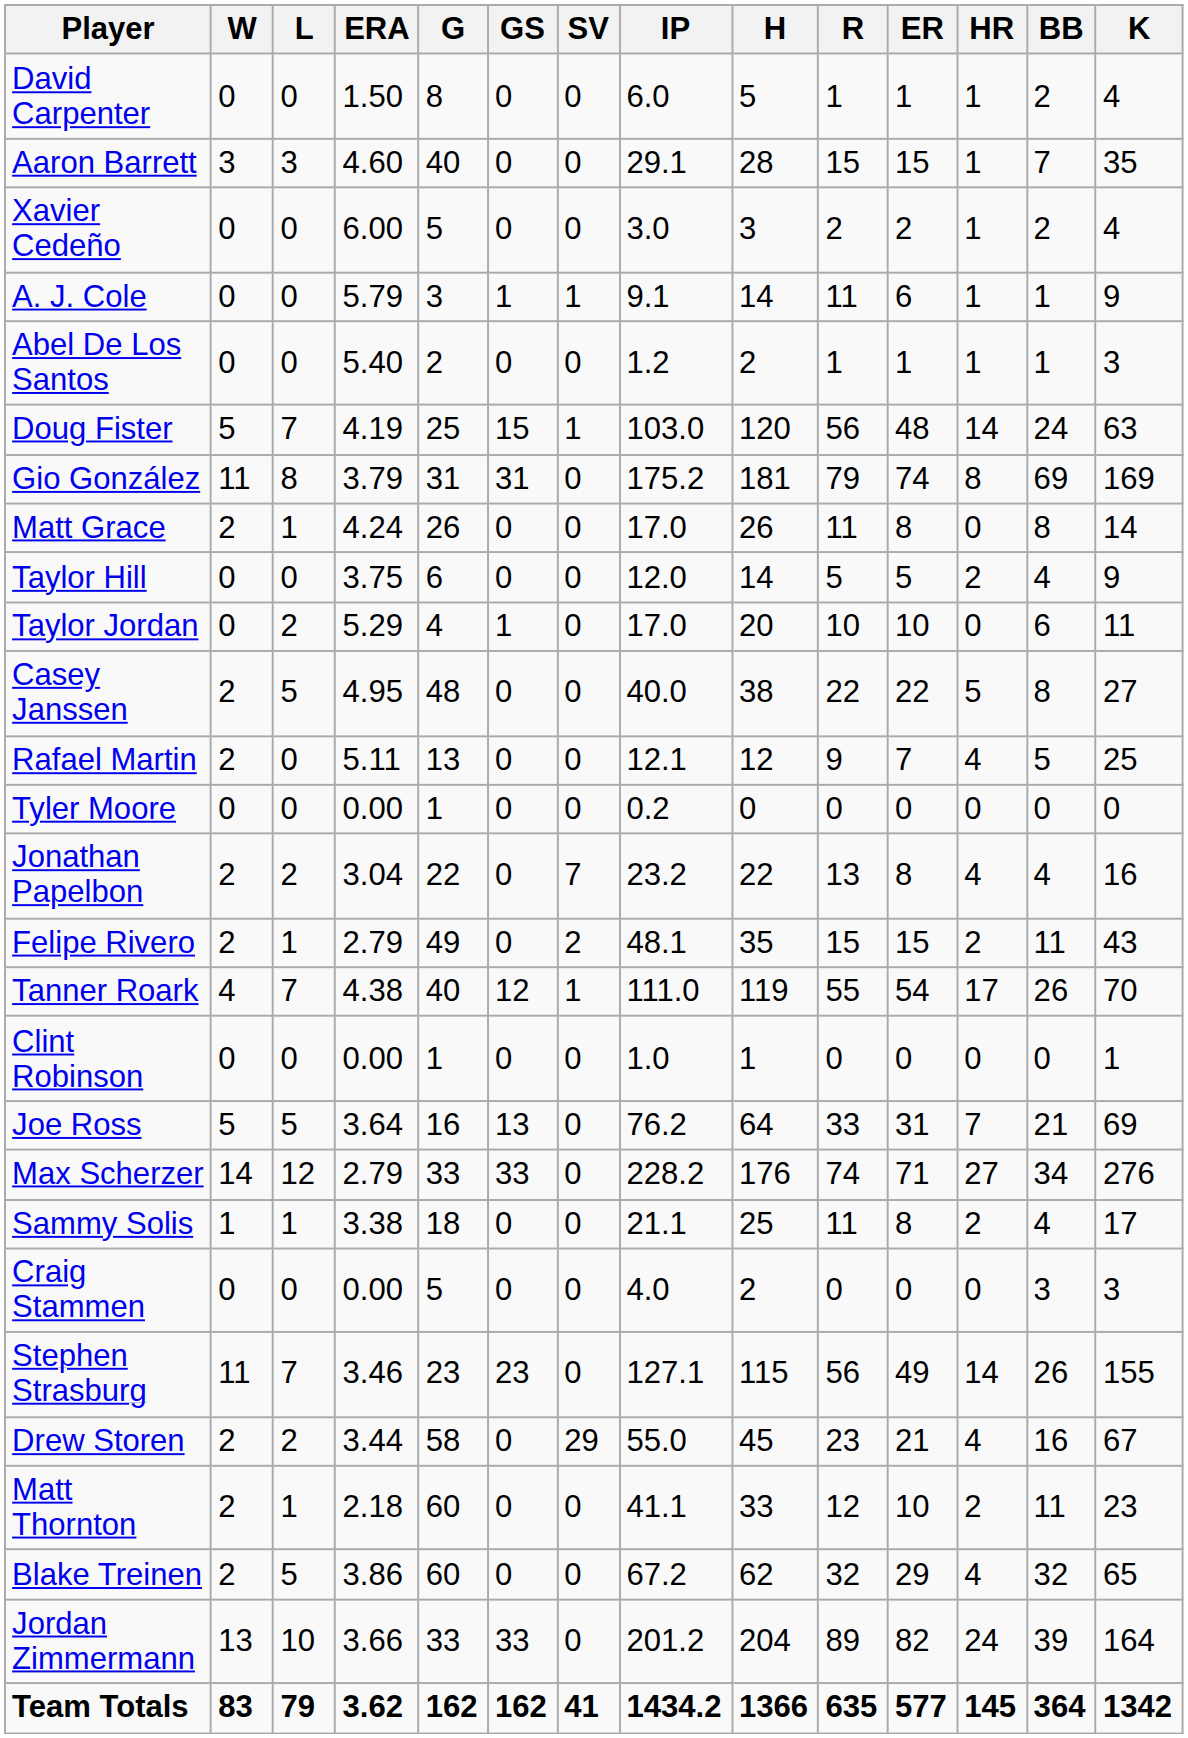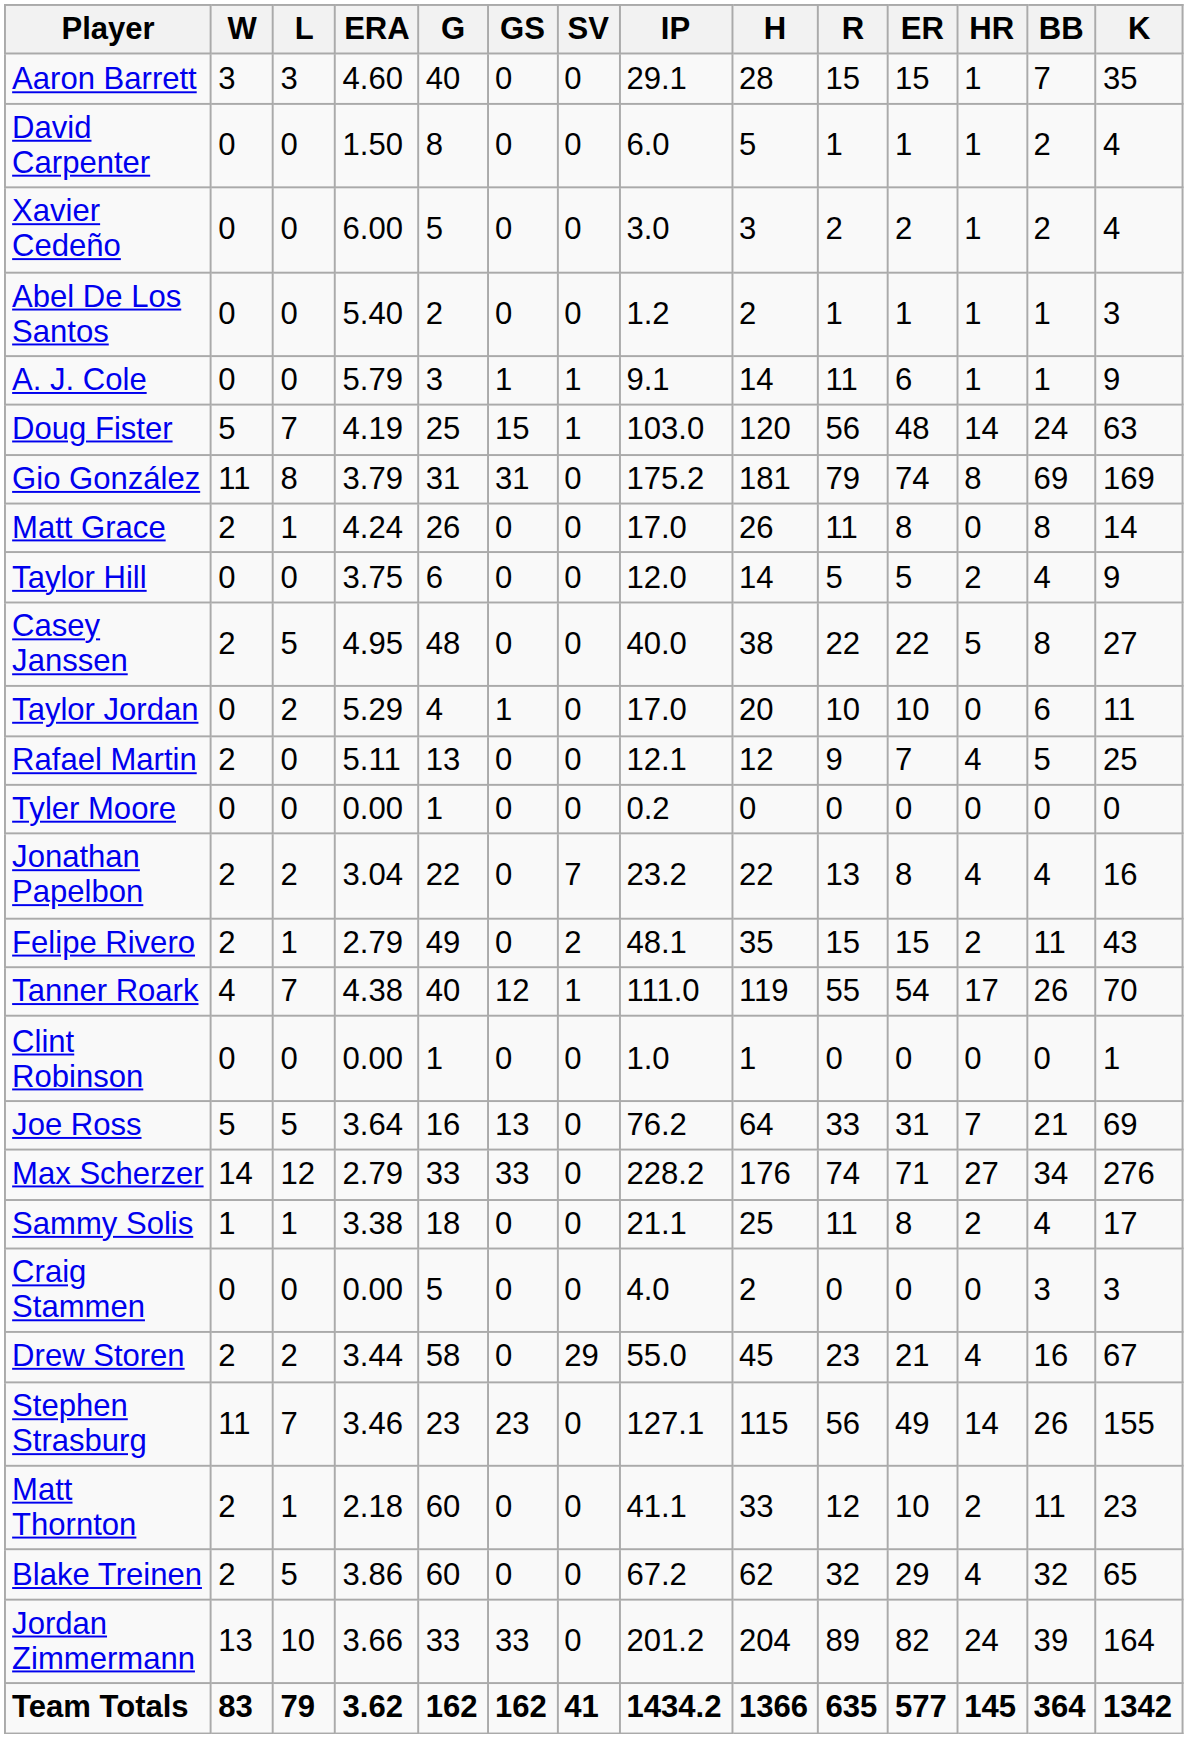rows swapped: (104, 162) <-> (81, 95)
rows swapped: (79, 295) <-> (97, 362)
rows swapped: (70, 692) <-> (105, 626)
rows swapped: (98, 1440) <-> (79, 1374)
